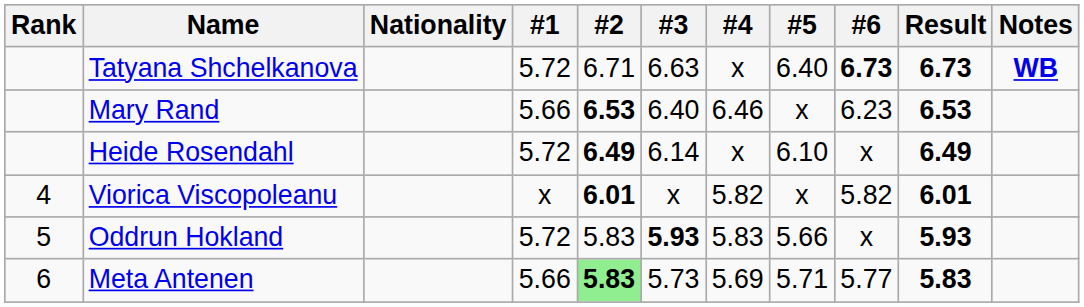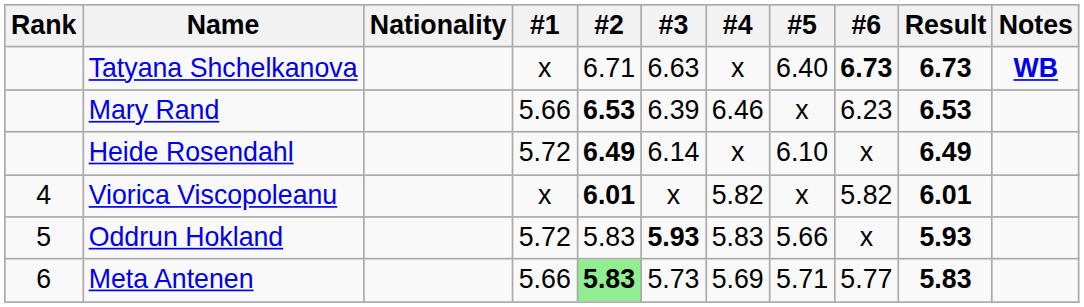(545, 68) 5.72 -> (545, 68) x
(673, 110) 6.40 -> (673, 110) 6.39
